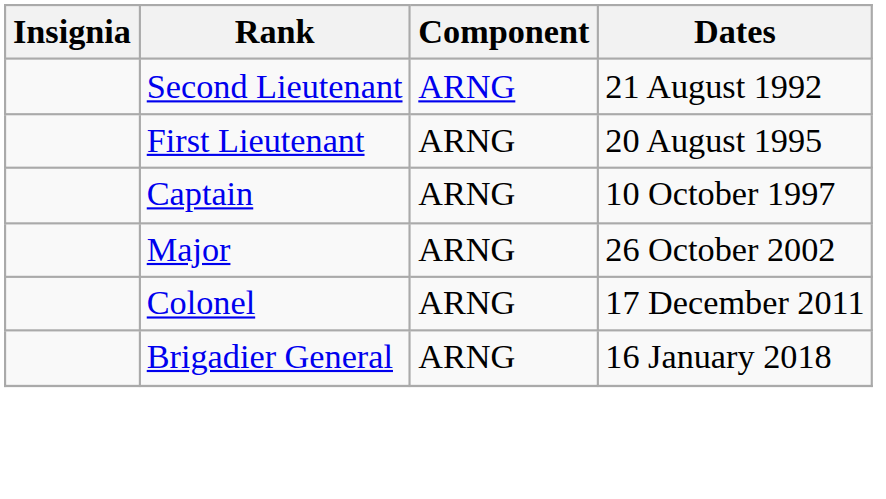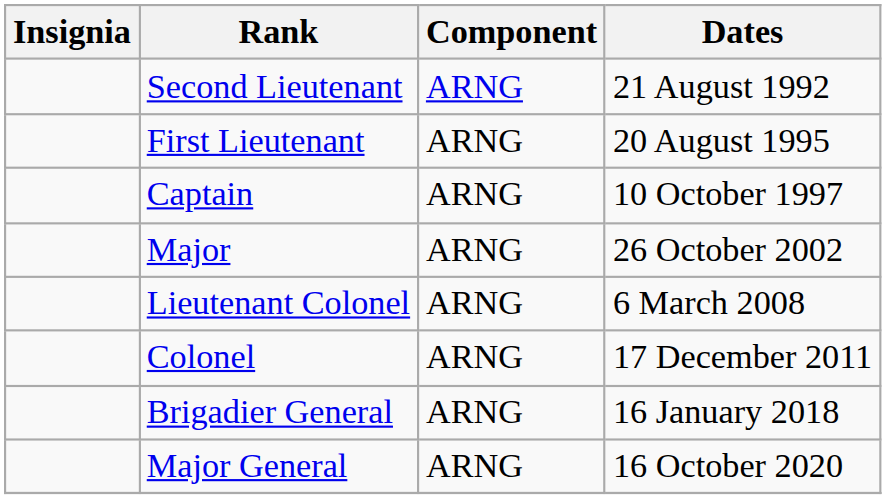+ row: (278, 303)
+ row: (247, 466)
